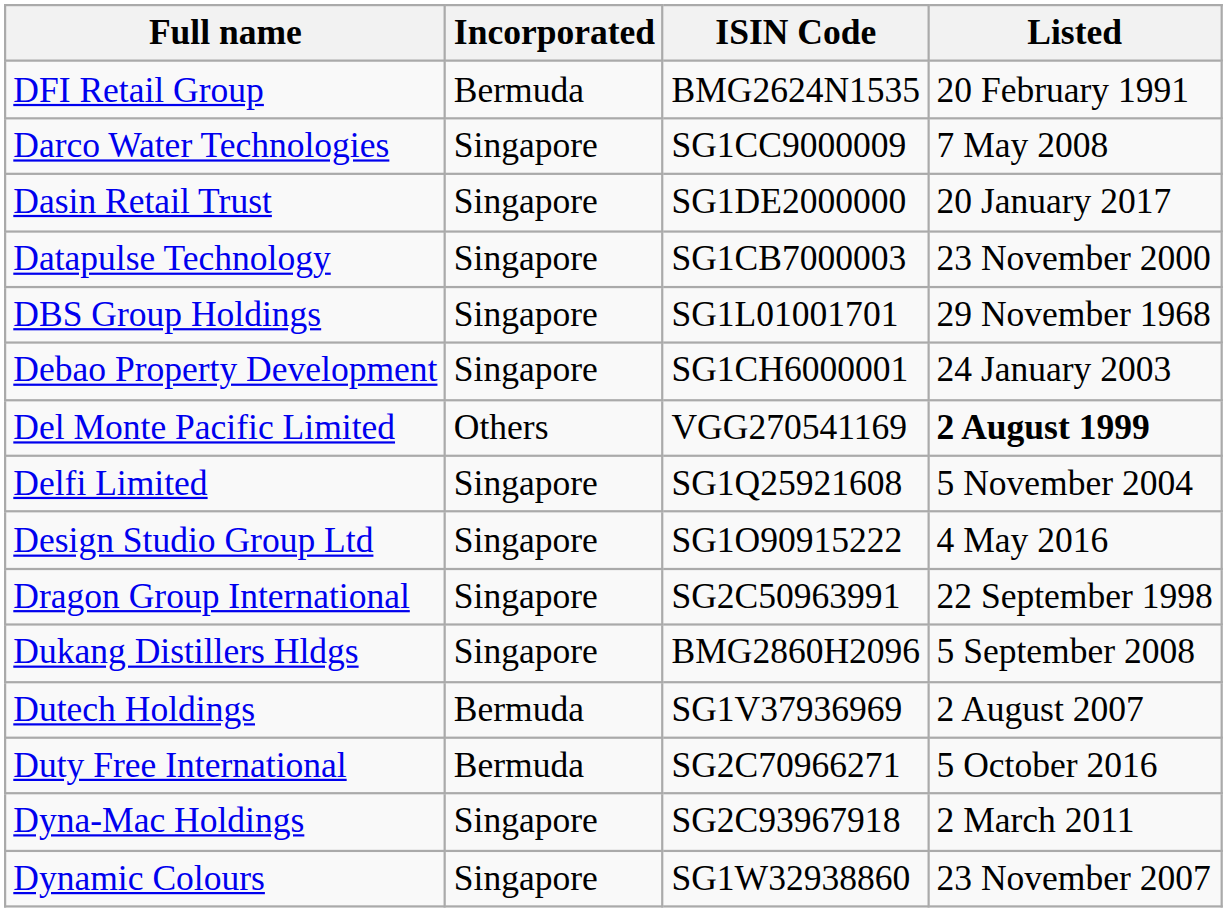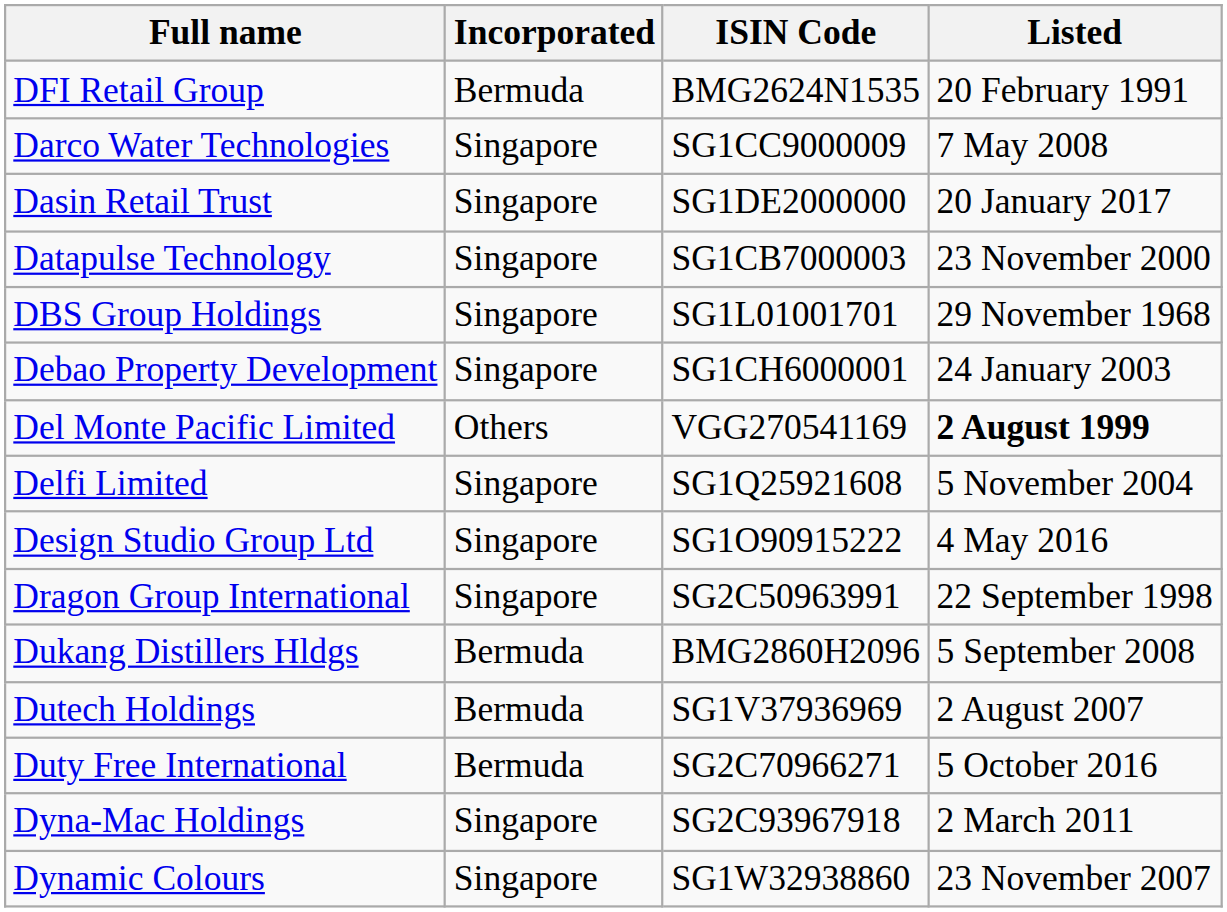(526, 652) Singapore -> (519, 652) Bermuda
